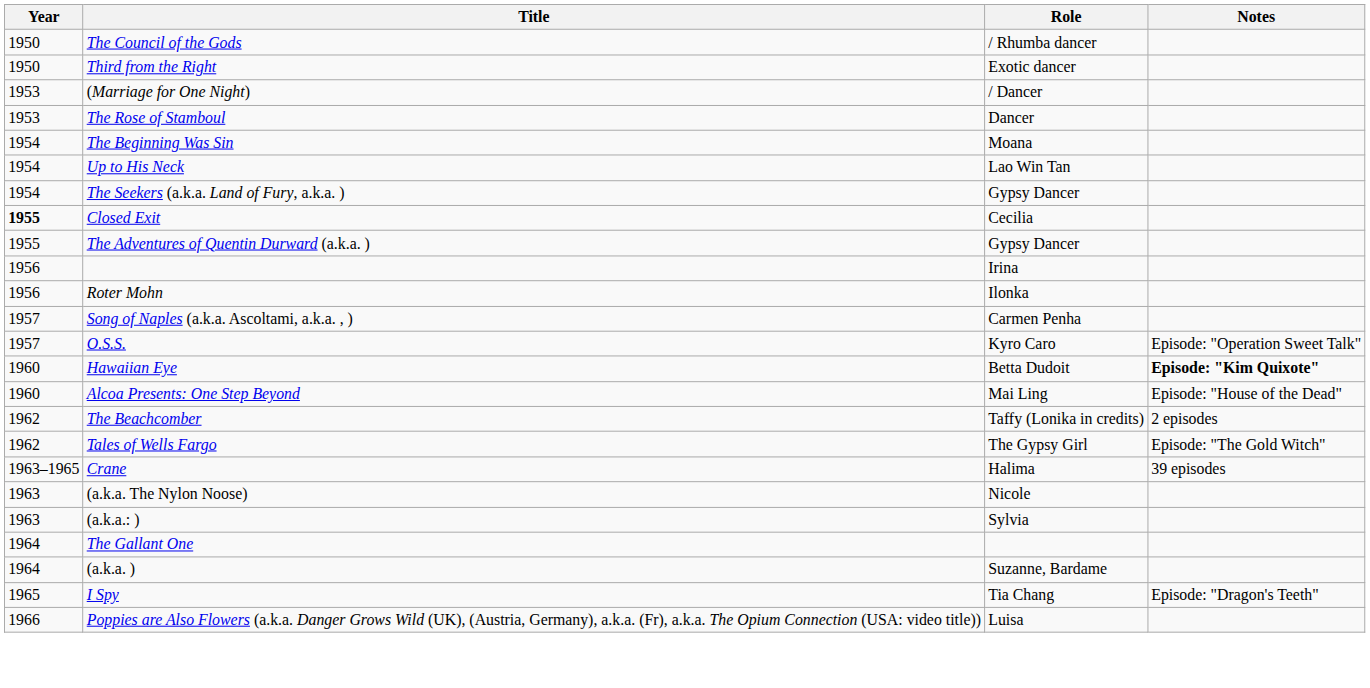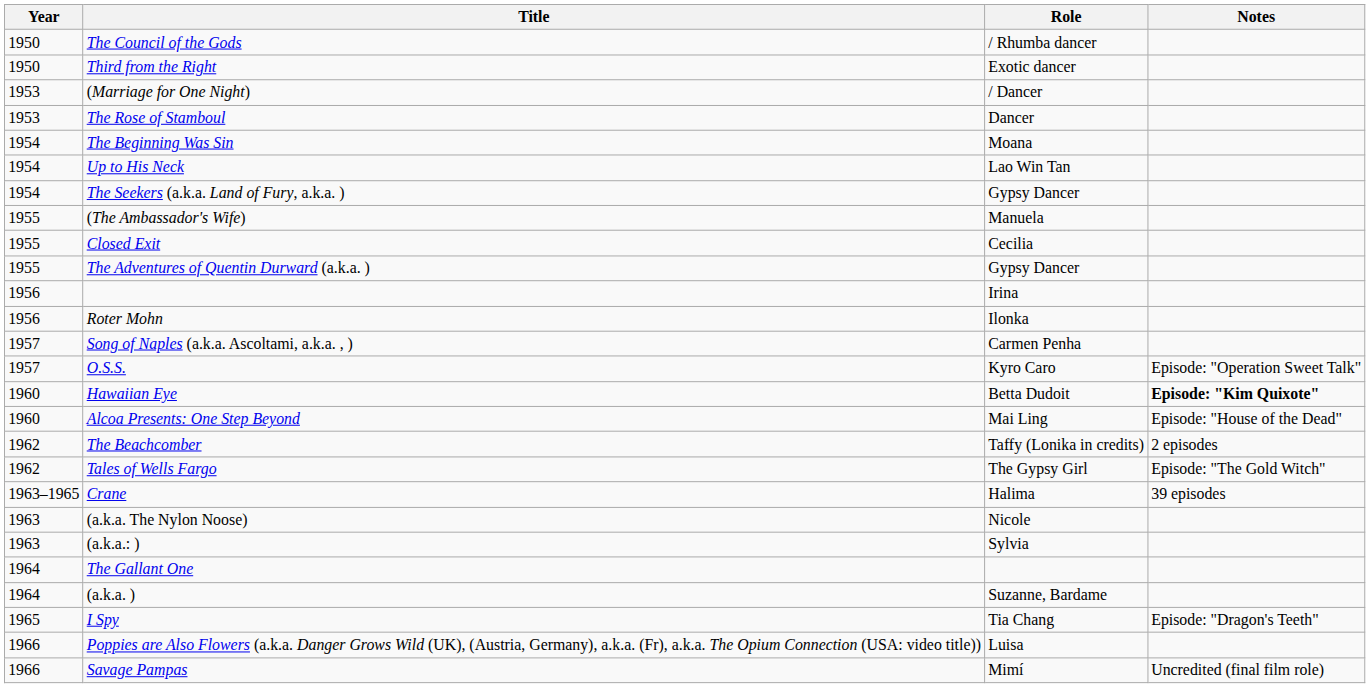+ row: (166, 218)
(24, 218) bold -> (24, 243) normal
+ row: (137, 670)
